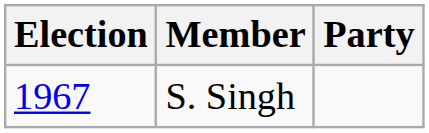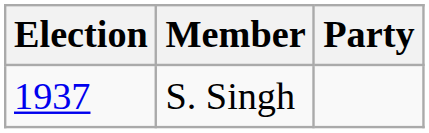(52, 95) 1967 -> (52, 95) 1937
